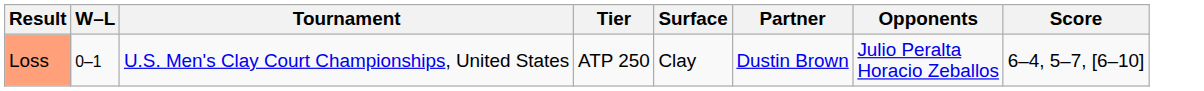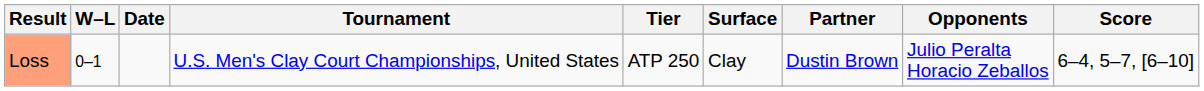+ column: (144, 19)
